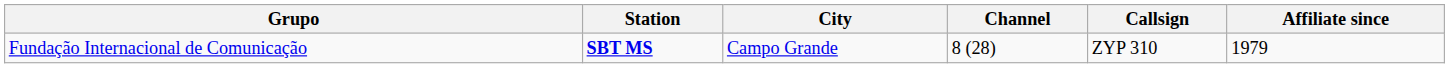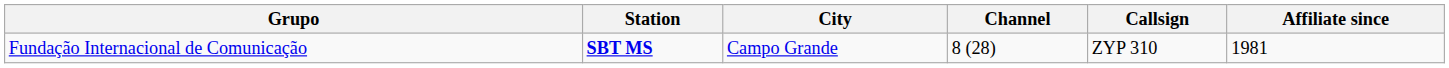(1250, 47) 1979 -> (1250, 47) 1981
